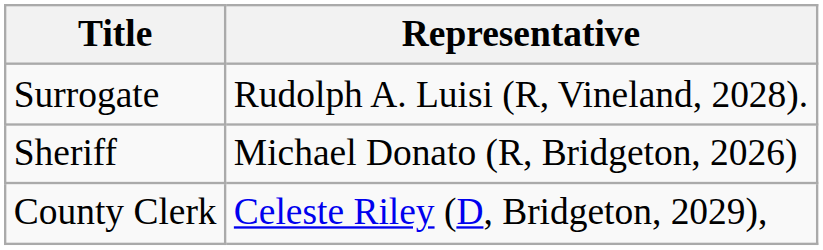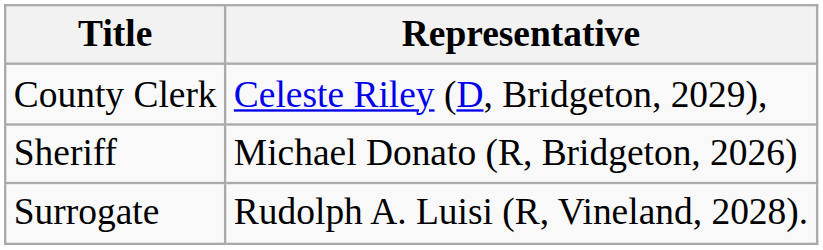rows swapped: (115, 212) <-> (87, 93)
